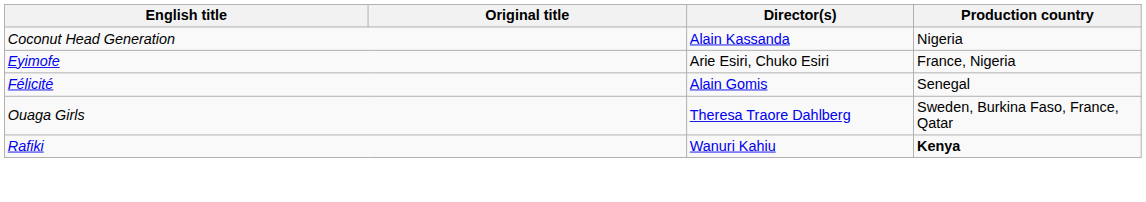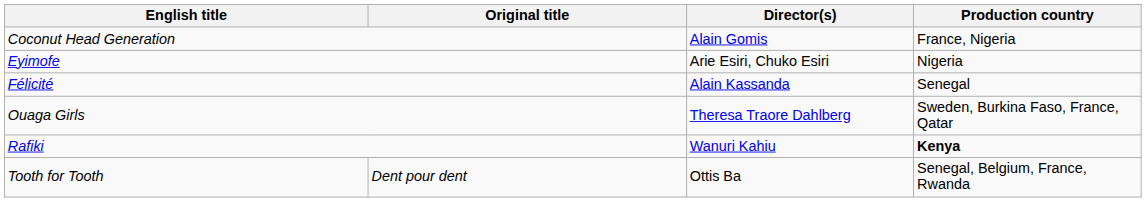(740, 38) Alain Kassanda -> (729, 38) Alain Gomis
(940, 38) Nigeria -> (966, 38) France, Nigeria
(966, 61) France, Nigeria -> (940, 61) Nigeria
(729, 84) Alain Gomis -> (740, 84) Alain Kassanda
+ row: (56, 177)
